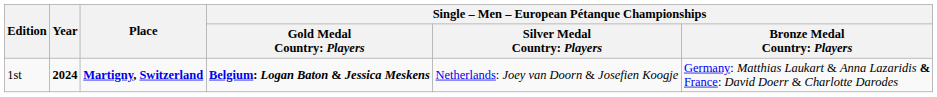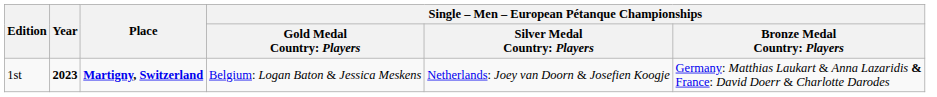(65, 75) 2024 -> (65, 75) 2023
(319, 75) bold -> (315, 75) normal
